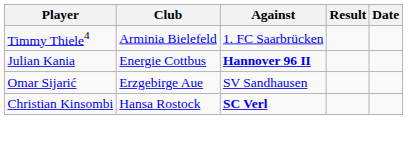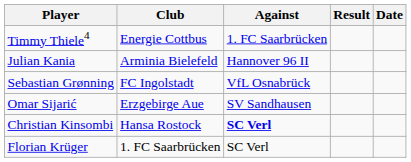(168, 38) Arminia Bielefeld -> (163, 38) Energie Cottbus
(163, 61) Energie Cottbus -> (169, 61) Arminia Bielefeld
(267, 61) bold -> (268, 61) normal
+ row: (61, 82)
+ row: (48, 146)
